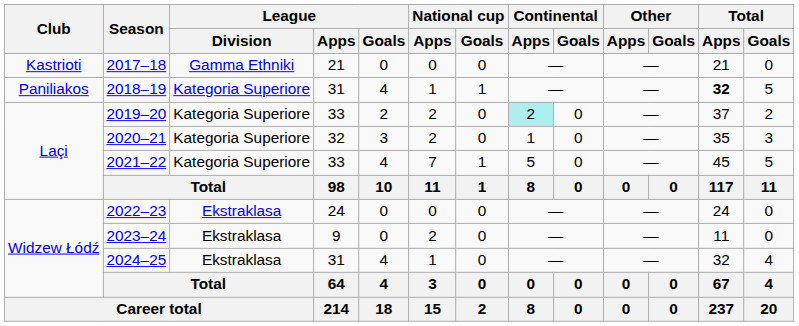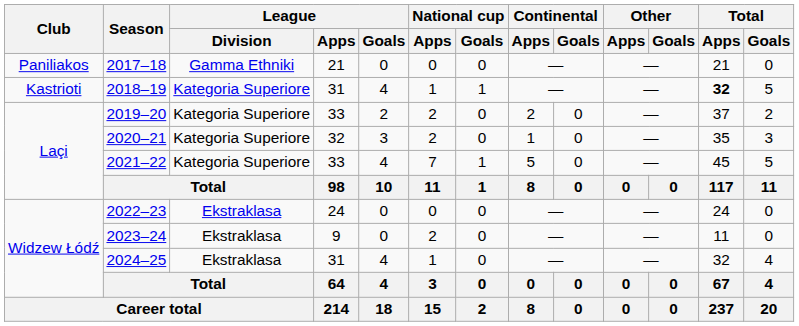(54, 65) Kastrioti -> (54, 65) Paniliakos
(54, 89) Paniliakos -> (54, 89) Kastrioti
(531, 114) paleturquoise background -> (531, 114) no background
